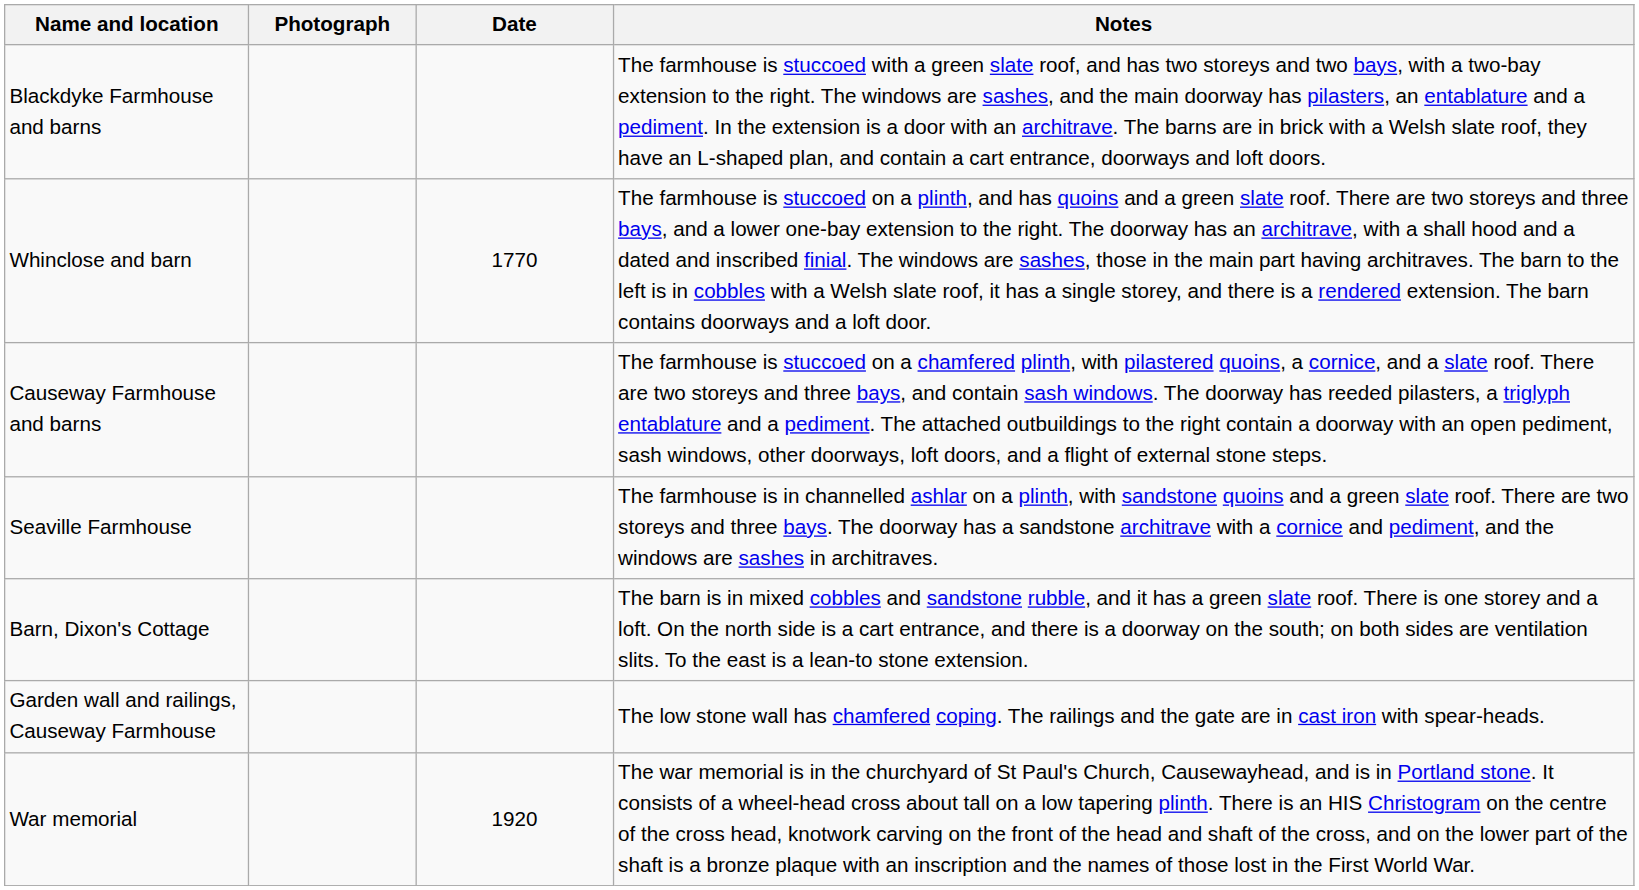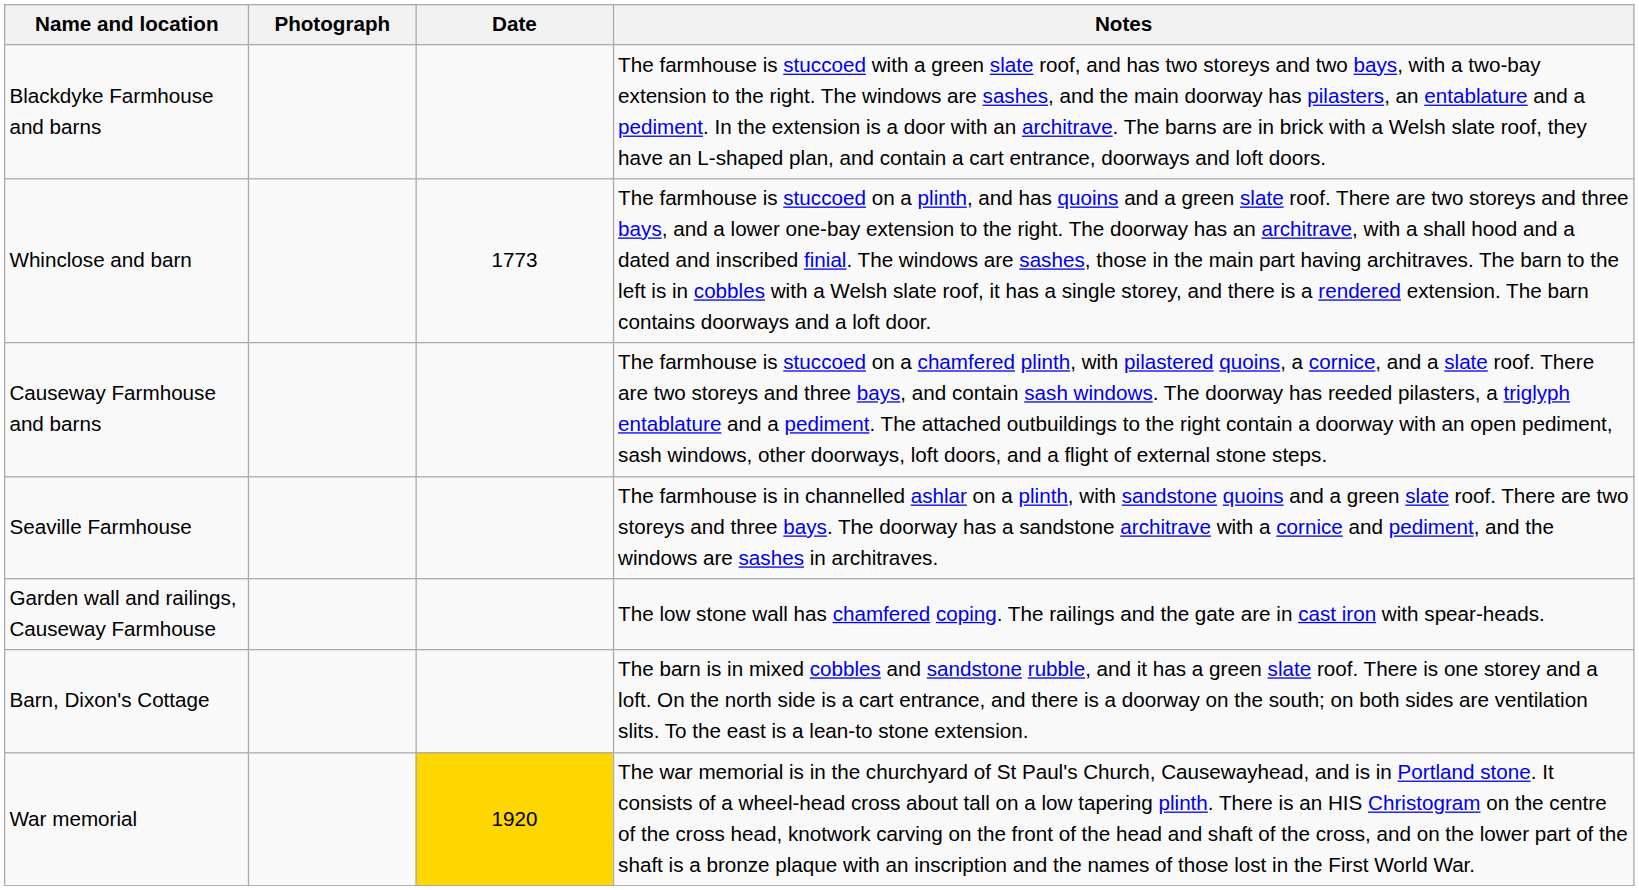(514, 260) 1770 -> (514, 260) 1773
rows swapped: (123, 716) <-> (109, 629)
(514, 818) no background -> (514, 818) gold background
